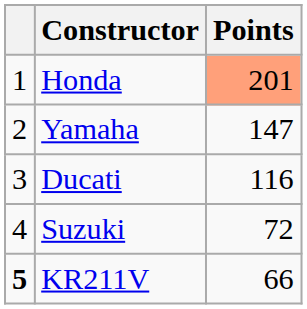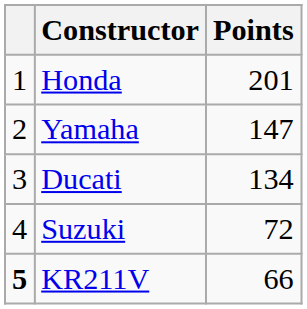(271, 79) lightsalmon background -> (271, 79) no background
(272, 179) 116 -> (271, 179) 134
